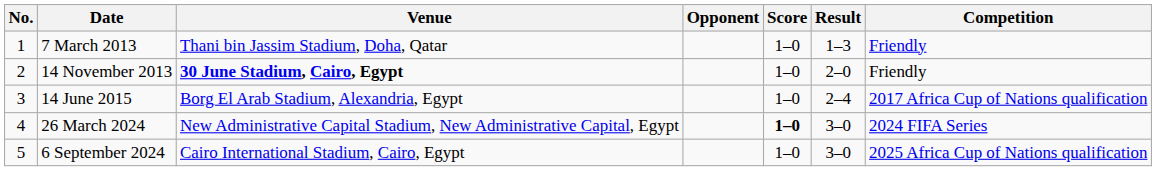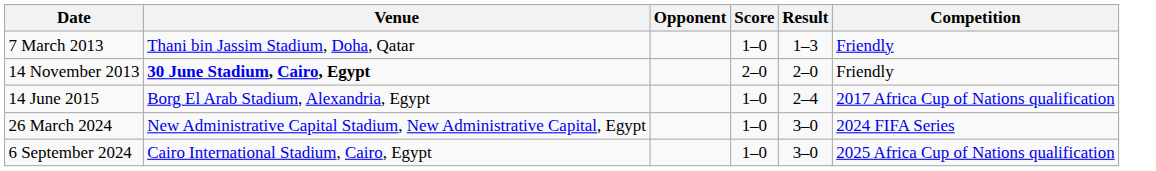- column: (21, 17)
(787, 71) 1–0 -> (754, 71) 2–0
(787, 125) bold -> (754, 125) normal
